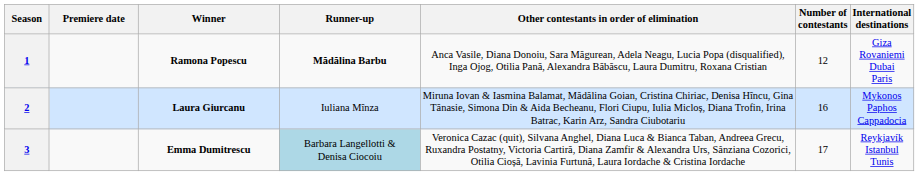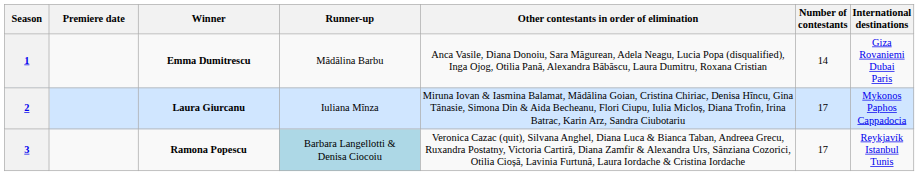(209, 61) Ramona Popescu -> (209, 61) Emma Dumitrescu
(350, 61) bold -> (350, 61) normal
(823, 61) 12 -> (823, 61) 14
(823, 108) 16 -> (823, 108) 17
(209, 150) Emma Dumitrescu -> (209, 150) Ramona Popescu
